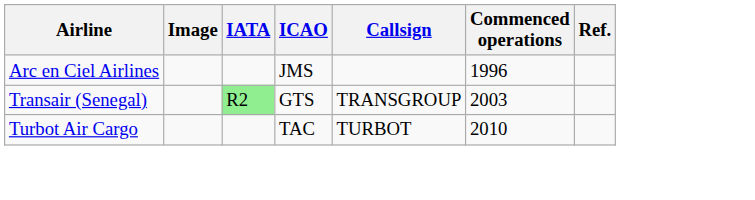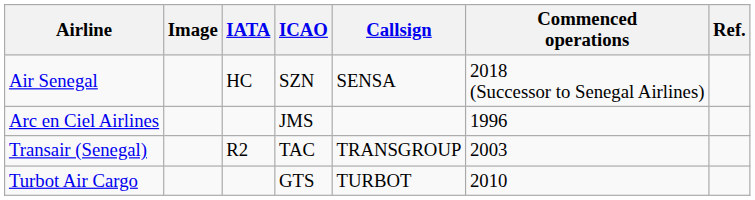+ row: (53, 80)
(237, 99) lightgreen background -> (237, 150) no background
(297, 99) GTS -> (297, 150) TAC
(297, 129) TAC -> (297, 180) GTS
